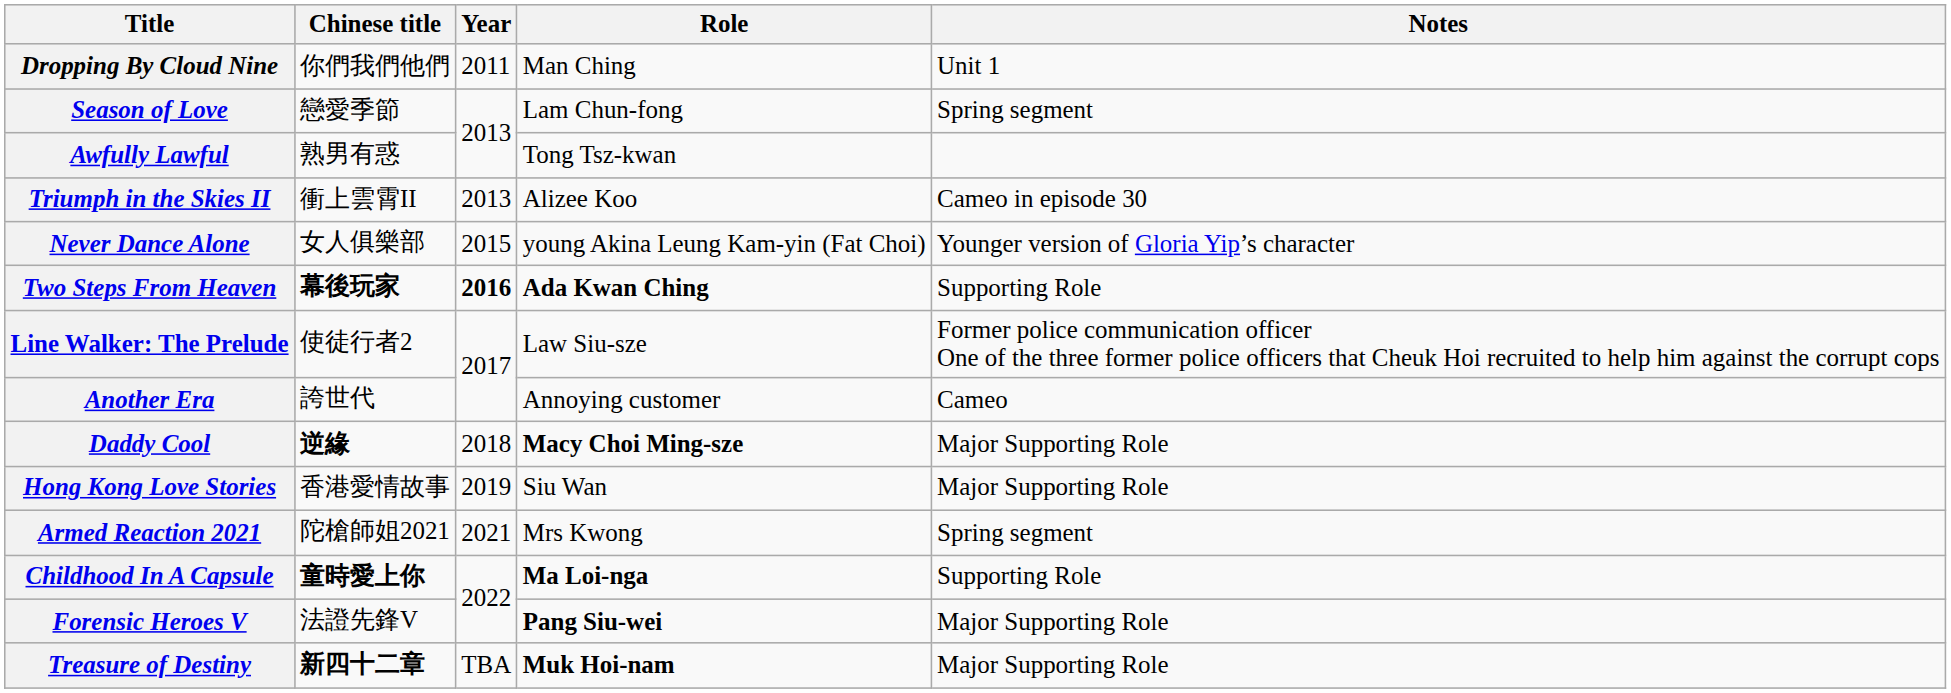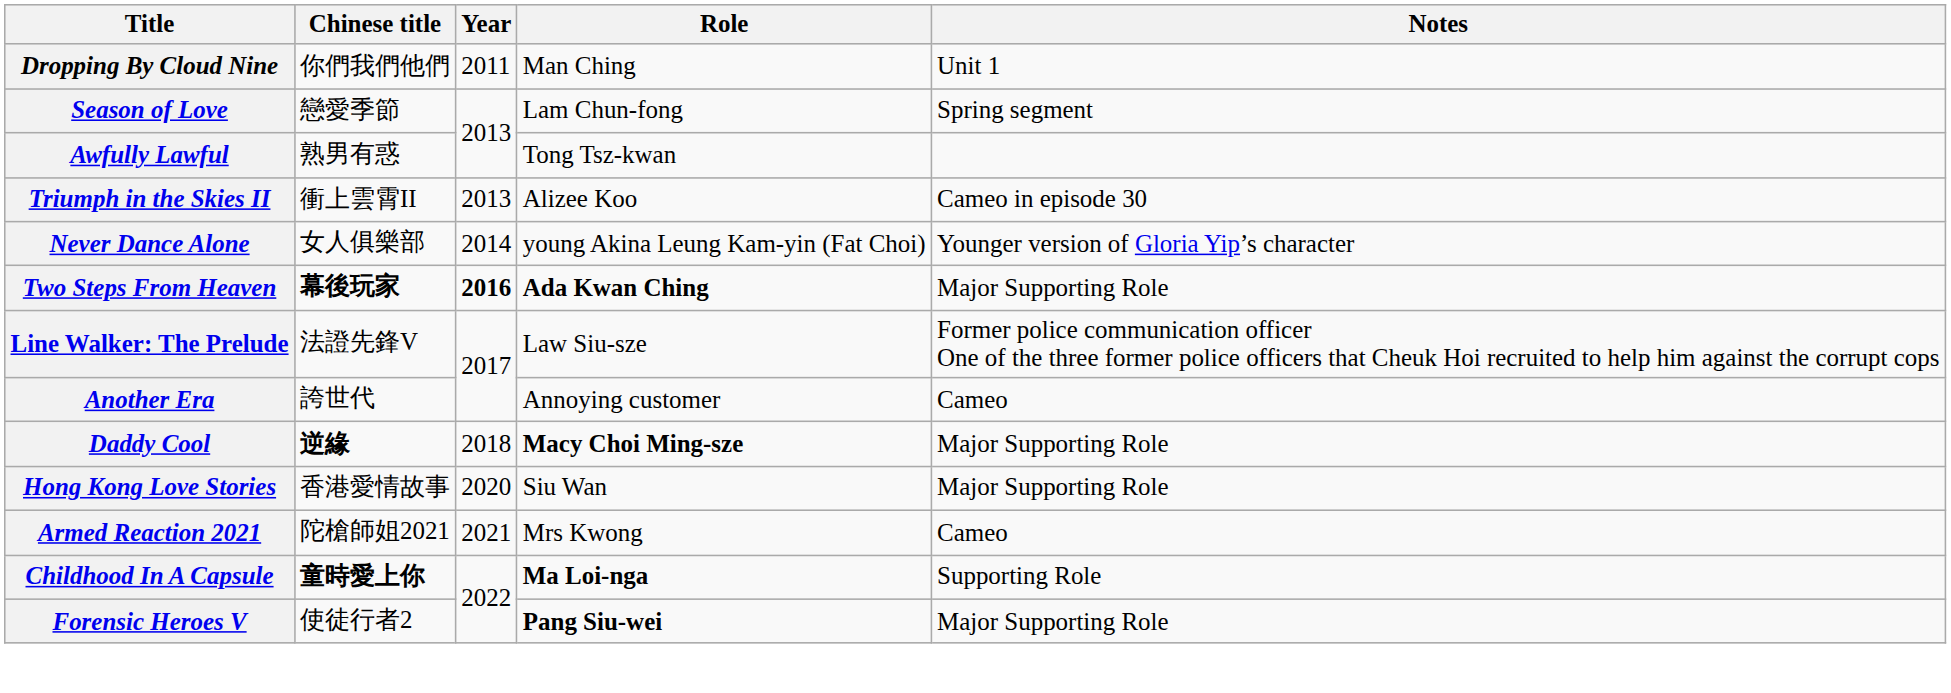(486, 243) 2015 -> (486, 243) 2014
(1019, 287) Supporting Role -> (1053, 287) Major Supporting Role
(356, 342) 使徒行者2 -> (359, 342) 法證先鋒V
(486, 488) 2019 -> (486, 488) 2020
(1015, 532) Spring segment -> (972, 532) Cameo
(359, 620) 法證先鋒V -> (356, 620) 使徒行者2
- row: (150, 665)
